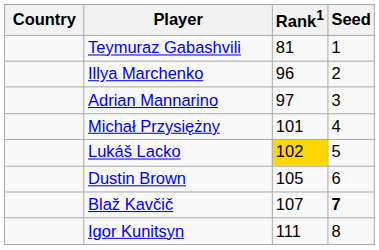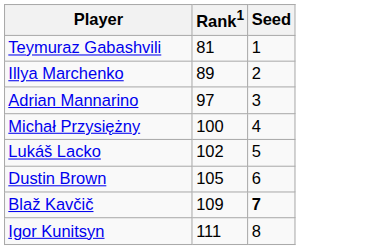- column: (44, 19)
(285, 74) 96 -> (205, 74) 89
(290, 126) 101 -> (210, 126) 100
(290, 152) gold background -> (210, 152) no background
(290, 204) 107 -> (210, 204) 109
